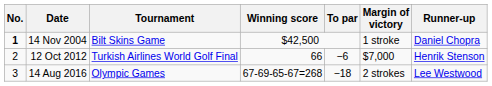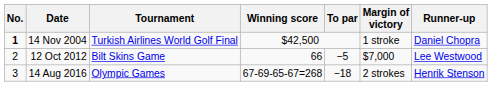(128, 41) Bilt Skins Game -> (165, 41) Turkish Airlines World Golf Final
(165, 57) Turkish Airlines World Golf Final -> (128, 57) Bilt Skins Game
(342, 57) −6 -> (342, 57) −5
(449, 57) Henrik Stenson -> (448, 57) Lee Westwood
(448, 73) Lee Westwood -> (449, 73) Henrik Stenson
